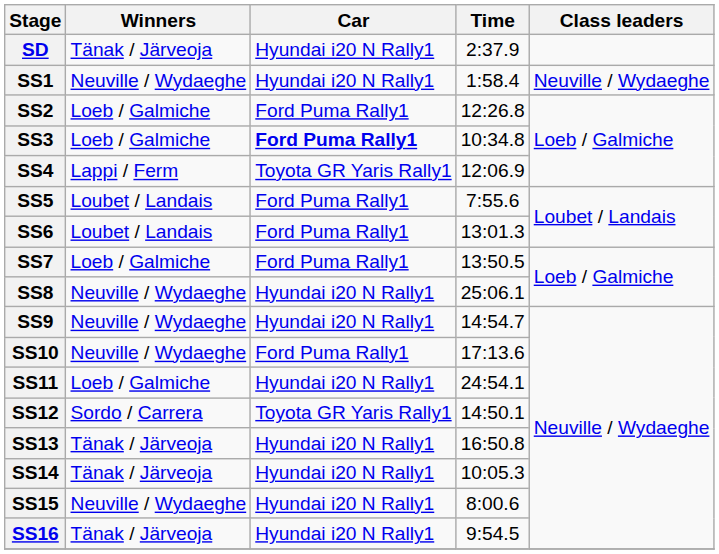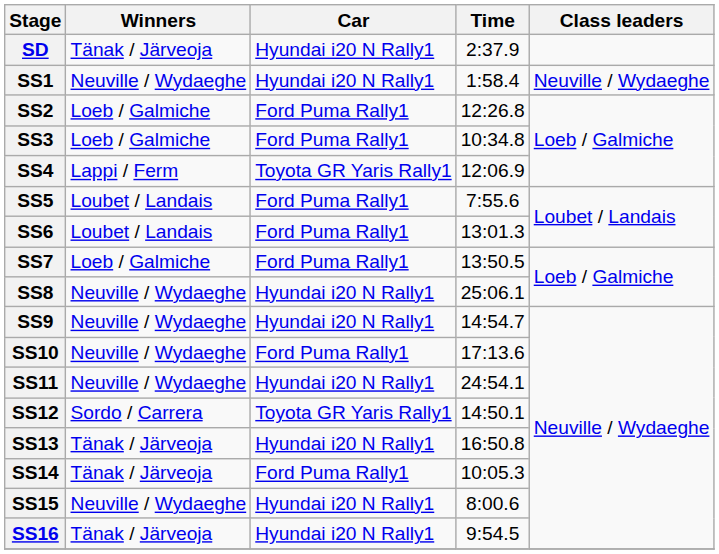(336, 140) bold -> (332, 140) normal
(140, 382) Loeb / Galmiche -> (158, 382) Neuville / Wydaeghe
(345, 473) Hyundai i20 N Rally1 -> (332, 473) Ford Puma Rally1
